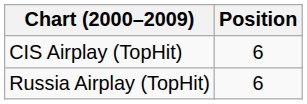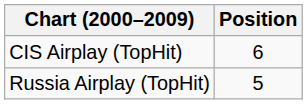(258, 83) 6 -> (258, 83) 5
